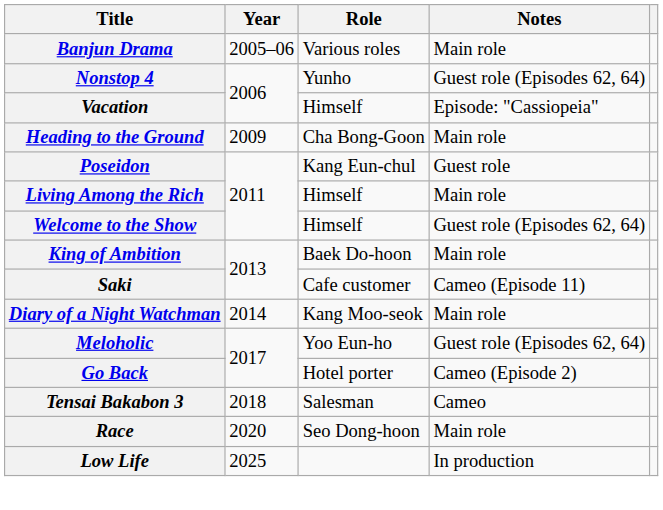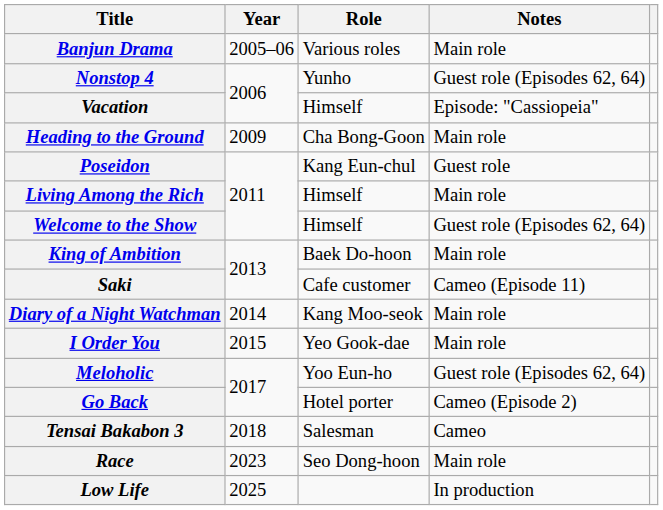+ row: (115, 343)
(248, 431) 2020 -> (248, 460) 2023
